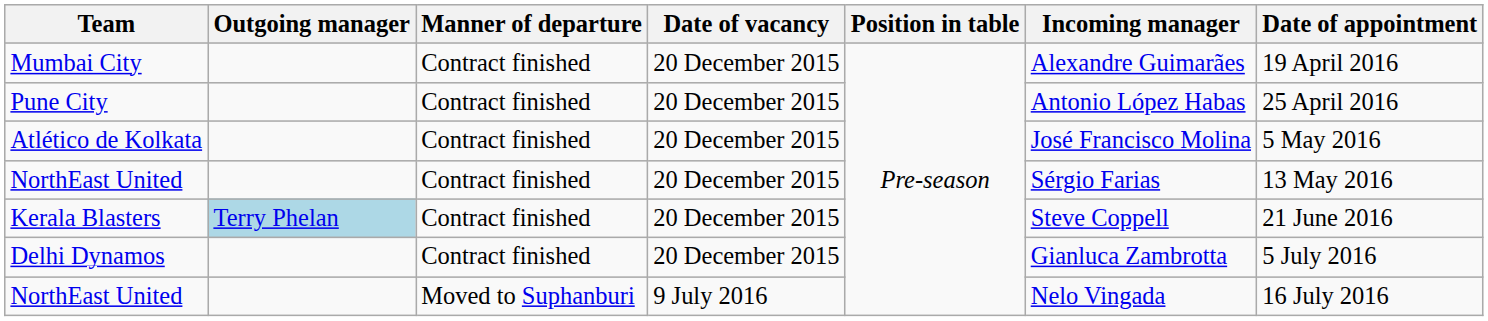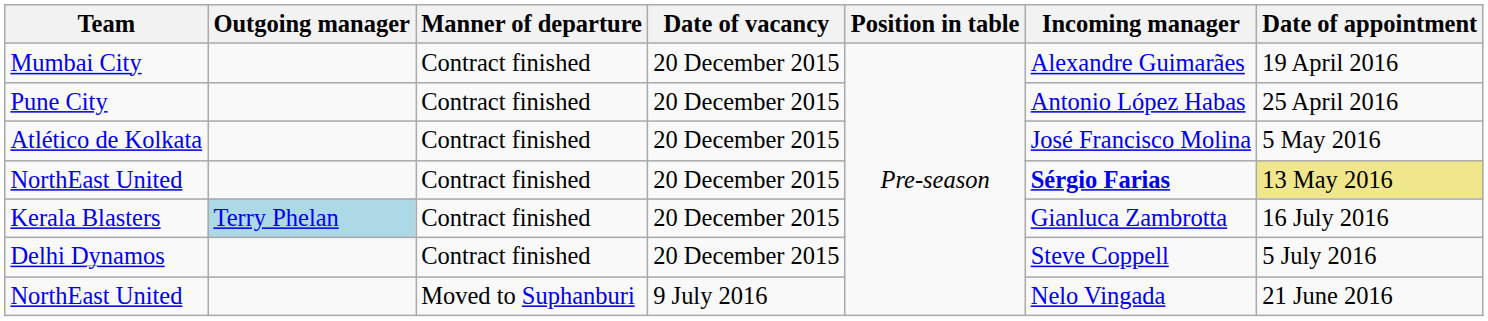(1095, 179) normal -> (1100, 179) bold
(1328, 179) no background -> (1328, 179) khaki background
(1100, 218) Steve Coppell -> (1129, 218) Gianluca Zambrotta
(1328, 218) 21 June 2016 -> (1326, 218) 16 July 2016
(1129, 256) Gianluca Zambrotta -> (1100, 256) Steve Coppell
(1326, 295) 16 July 2016 -> (1328, 295) 21 June 2016
